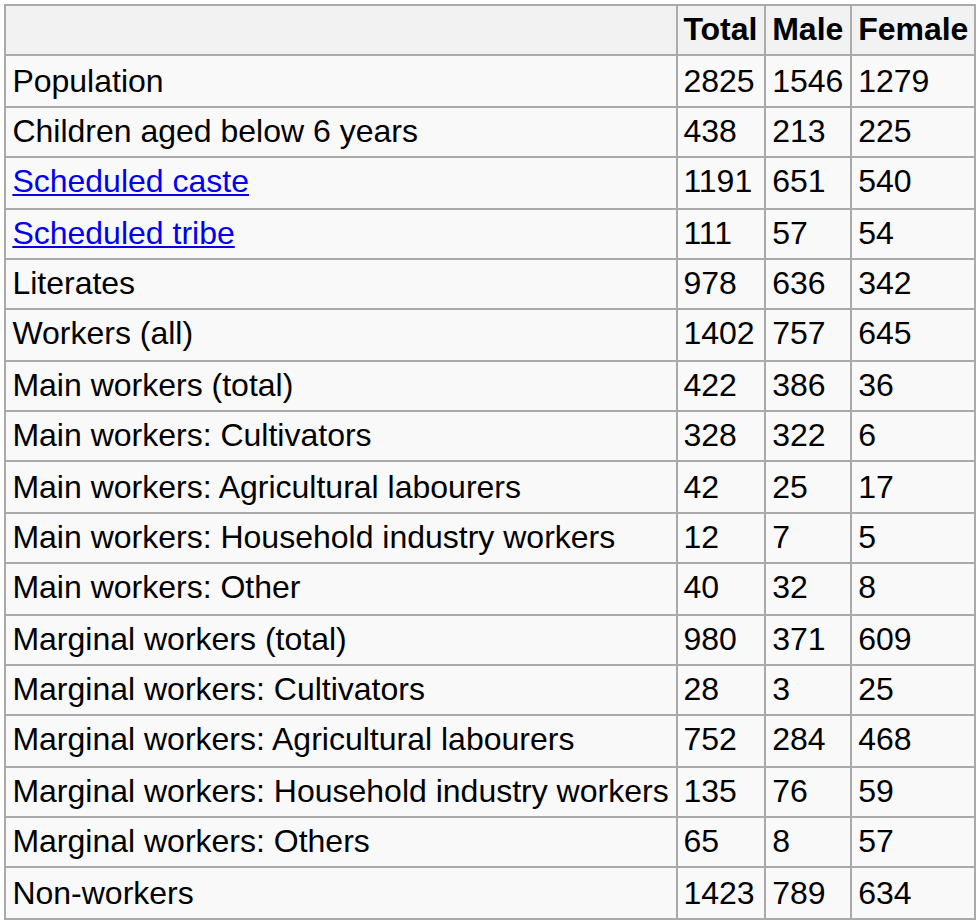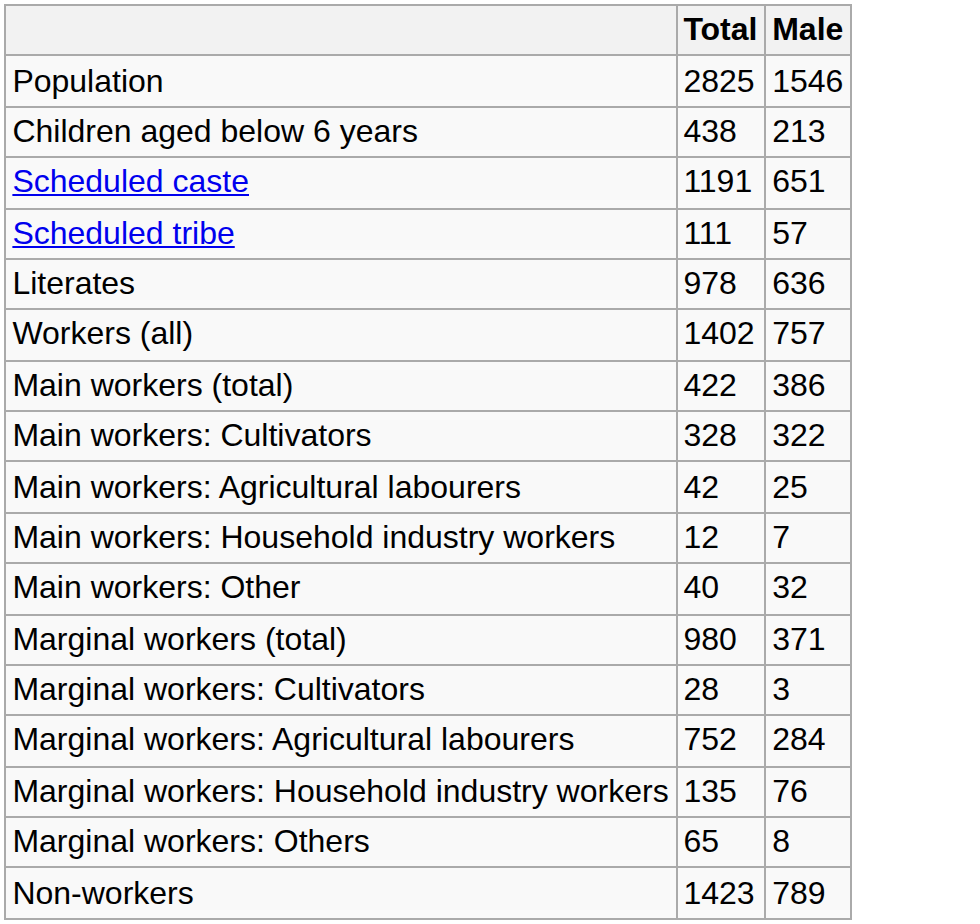- column: (913, 29)
